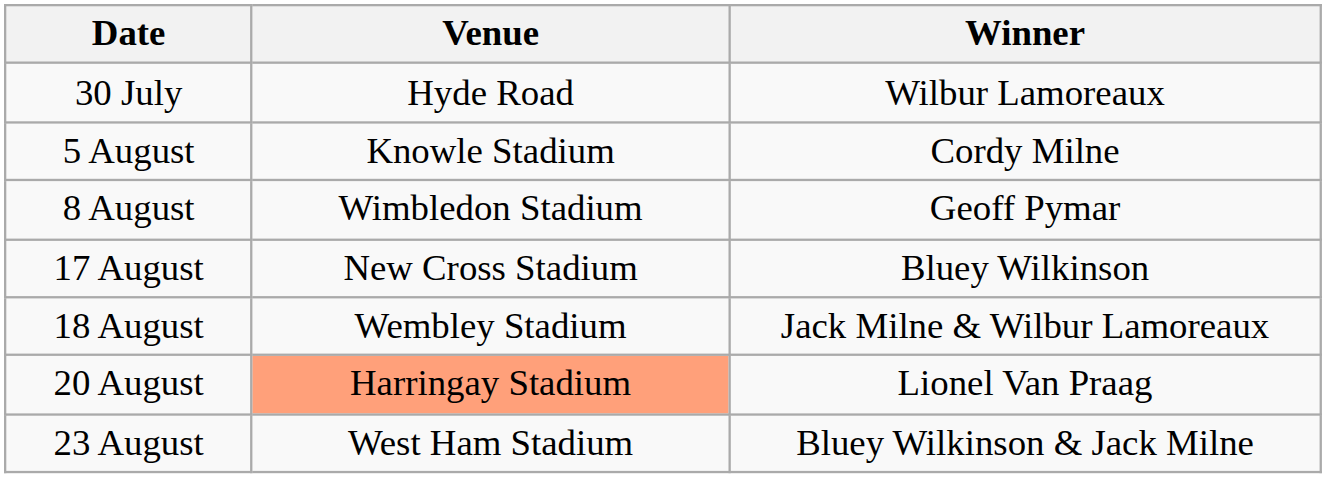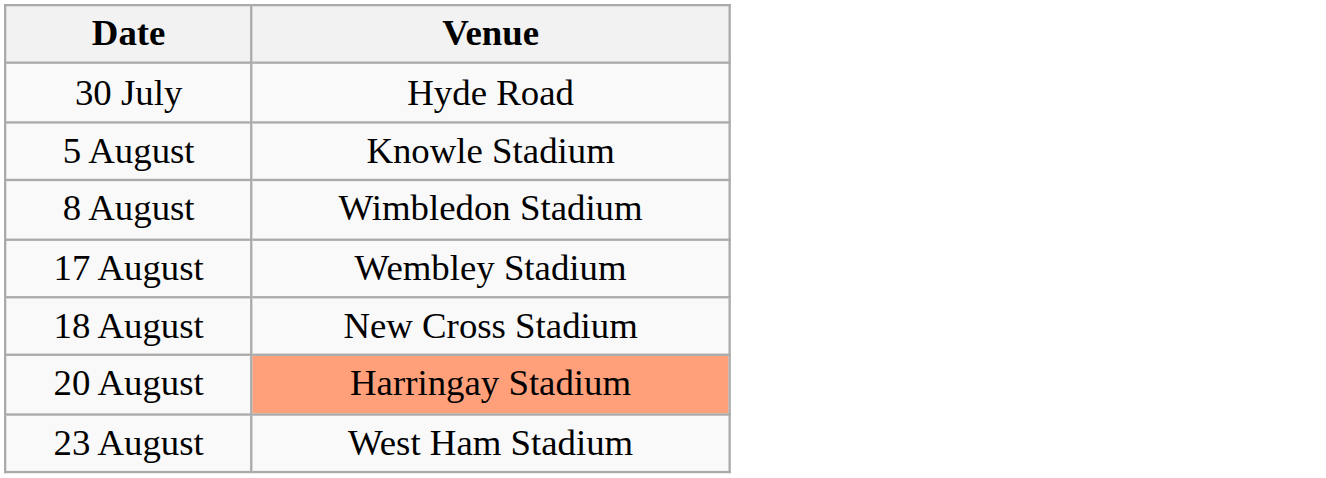- column: (1025, 33)
(491, 267) New Cross Stadium -> (491, 267) Wembley Stadium
(491, 325) Wembley Stadium -> (491, 325) New Cross Stadium
